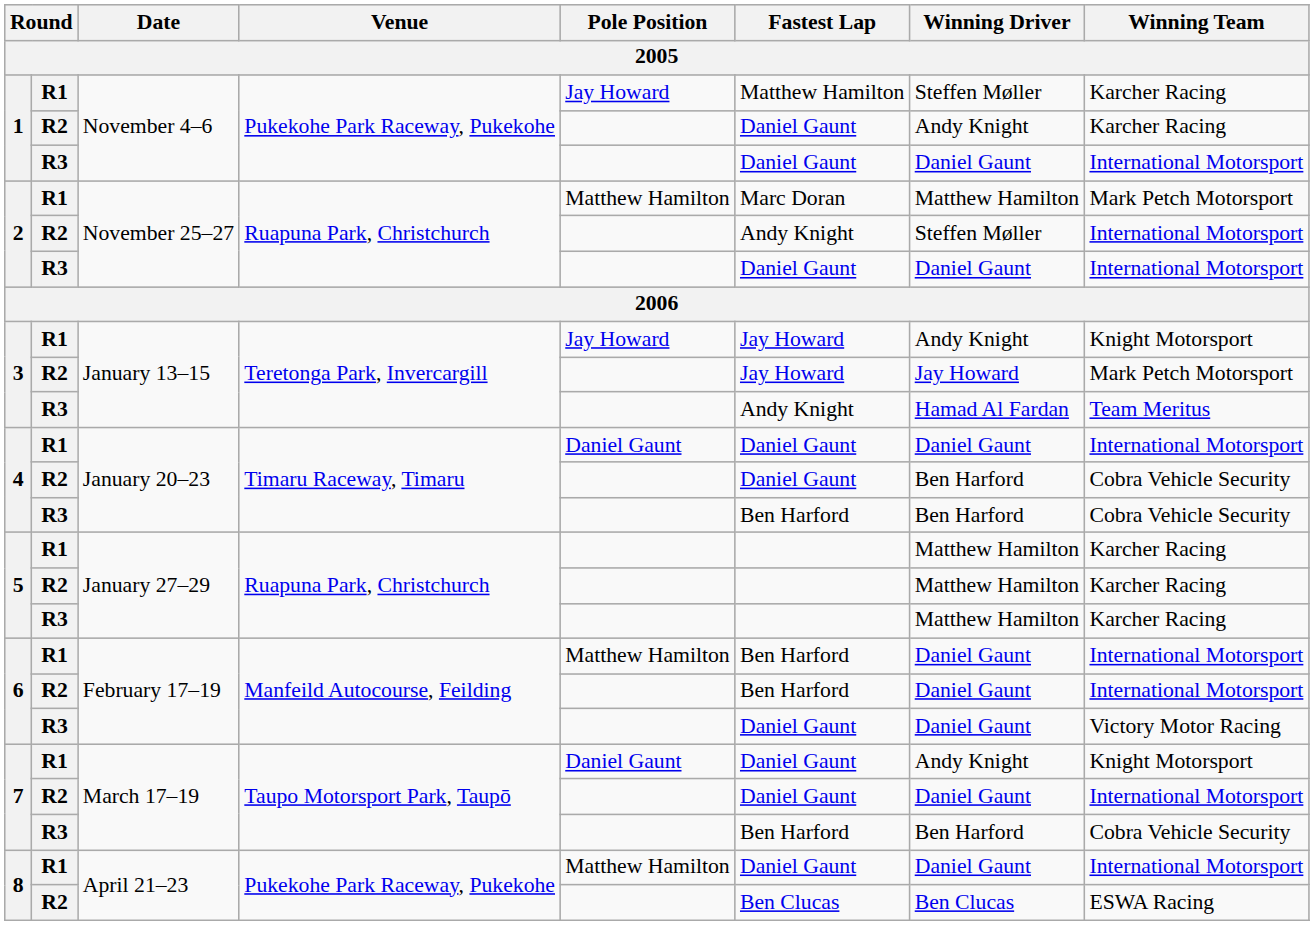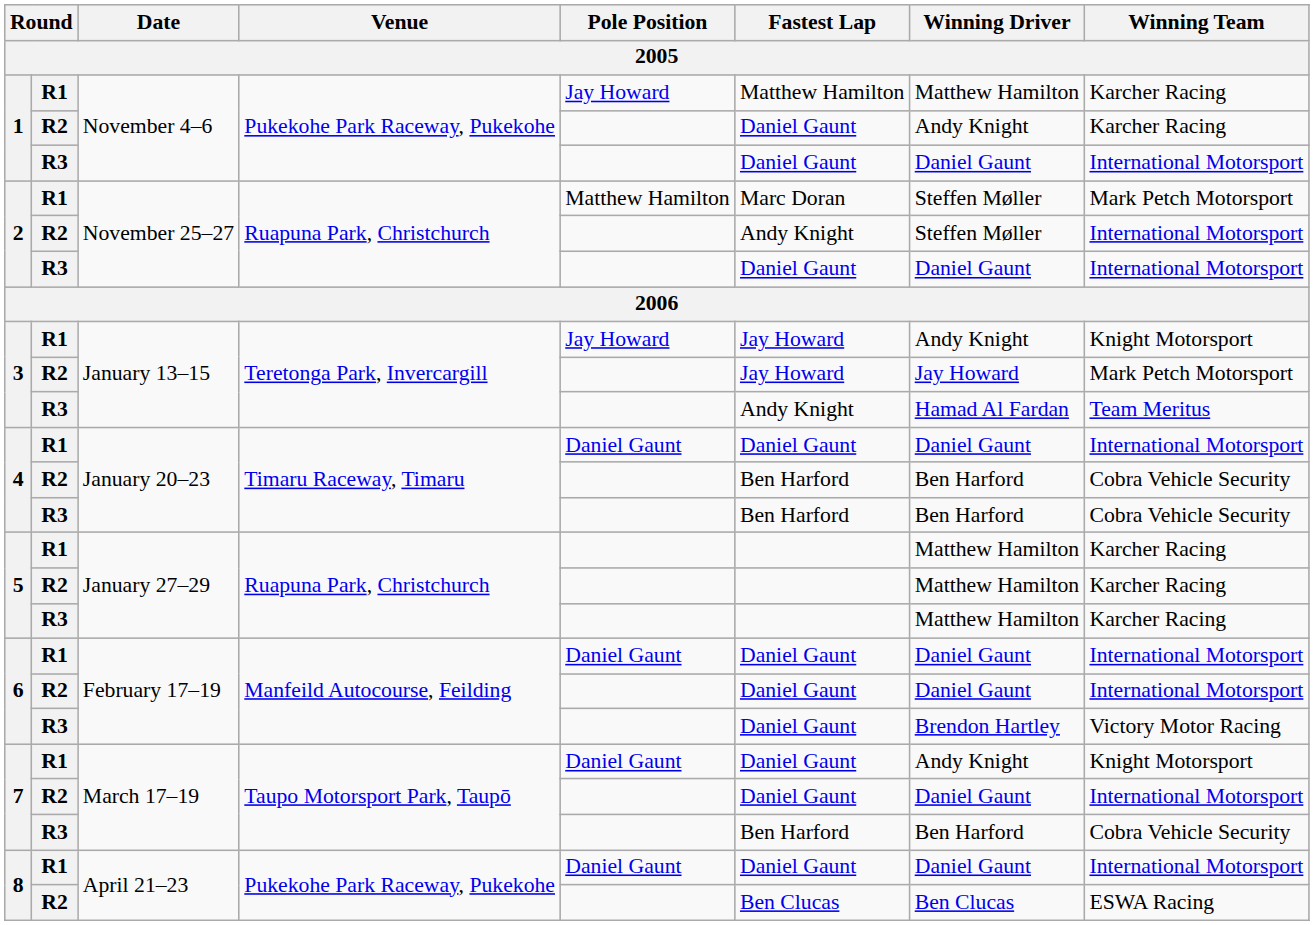(978, 92) Steffen Møller -> (997, 92) Matthew Hamilton
(997, 197) Matthew Hamilton -> (978, 197) Steffen Møller
(798, 479) Daniel Gaunt -> (795, 479) Ben Harford
(647, 655) Matthew Hamilton -> (623, 655) Daniel Gaunt
(795, 655) Ben Harford -> (798, 655) Daniel Gaunt
(795, 690) Ben Harford -> (798, 690) Daniel Gaunt
(973, 725) Daniel Gaunt -> (987, 725) Brendon Hartley
(647, 866) Matthew Hamilton -> (623, 866) Daniel Gaunt
